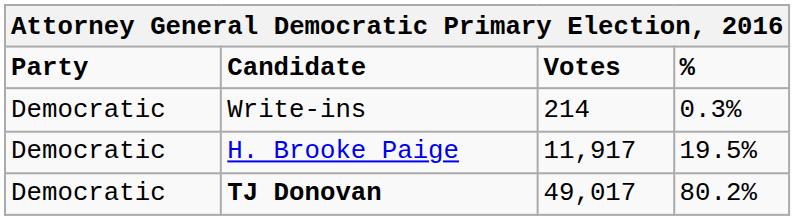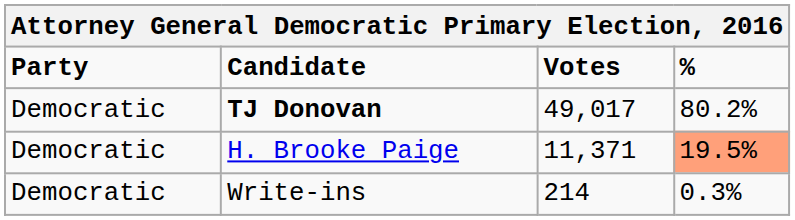rows swapped: (305, 194) <-> (297, 110)
(590, 152) 11,917 -> (590, 152) 11,371
(718, 152) no background -> (718, 152) lightsalmon background
